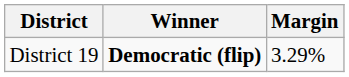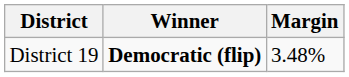(298, 54) 3.29% -> (298, 54) 3.48%
